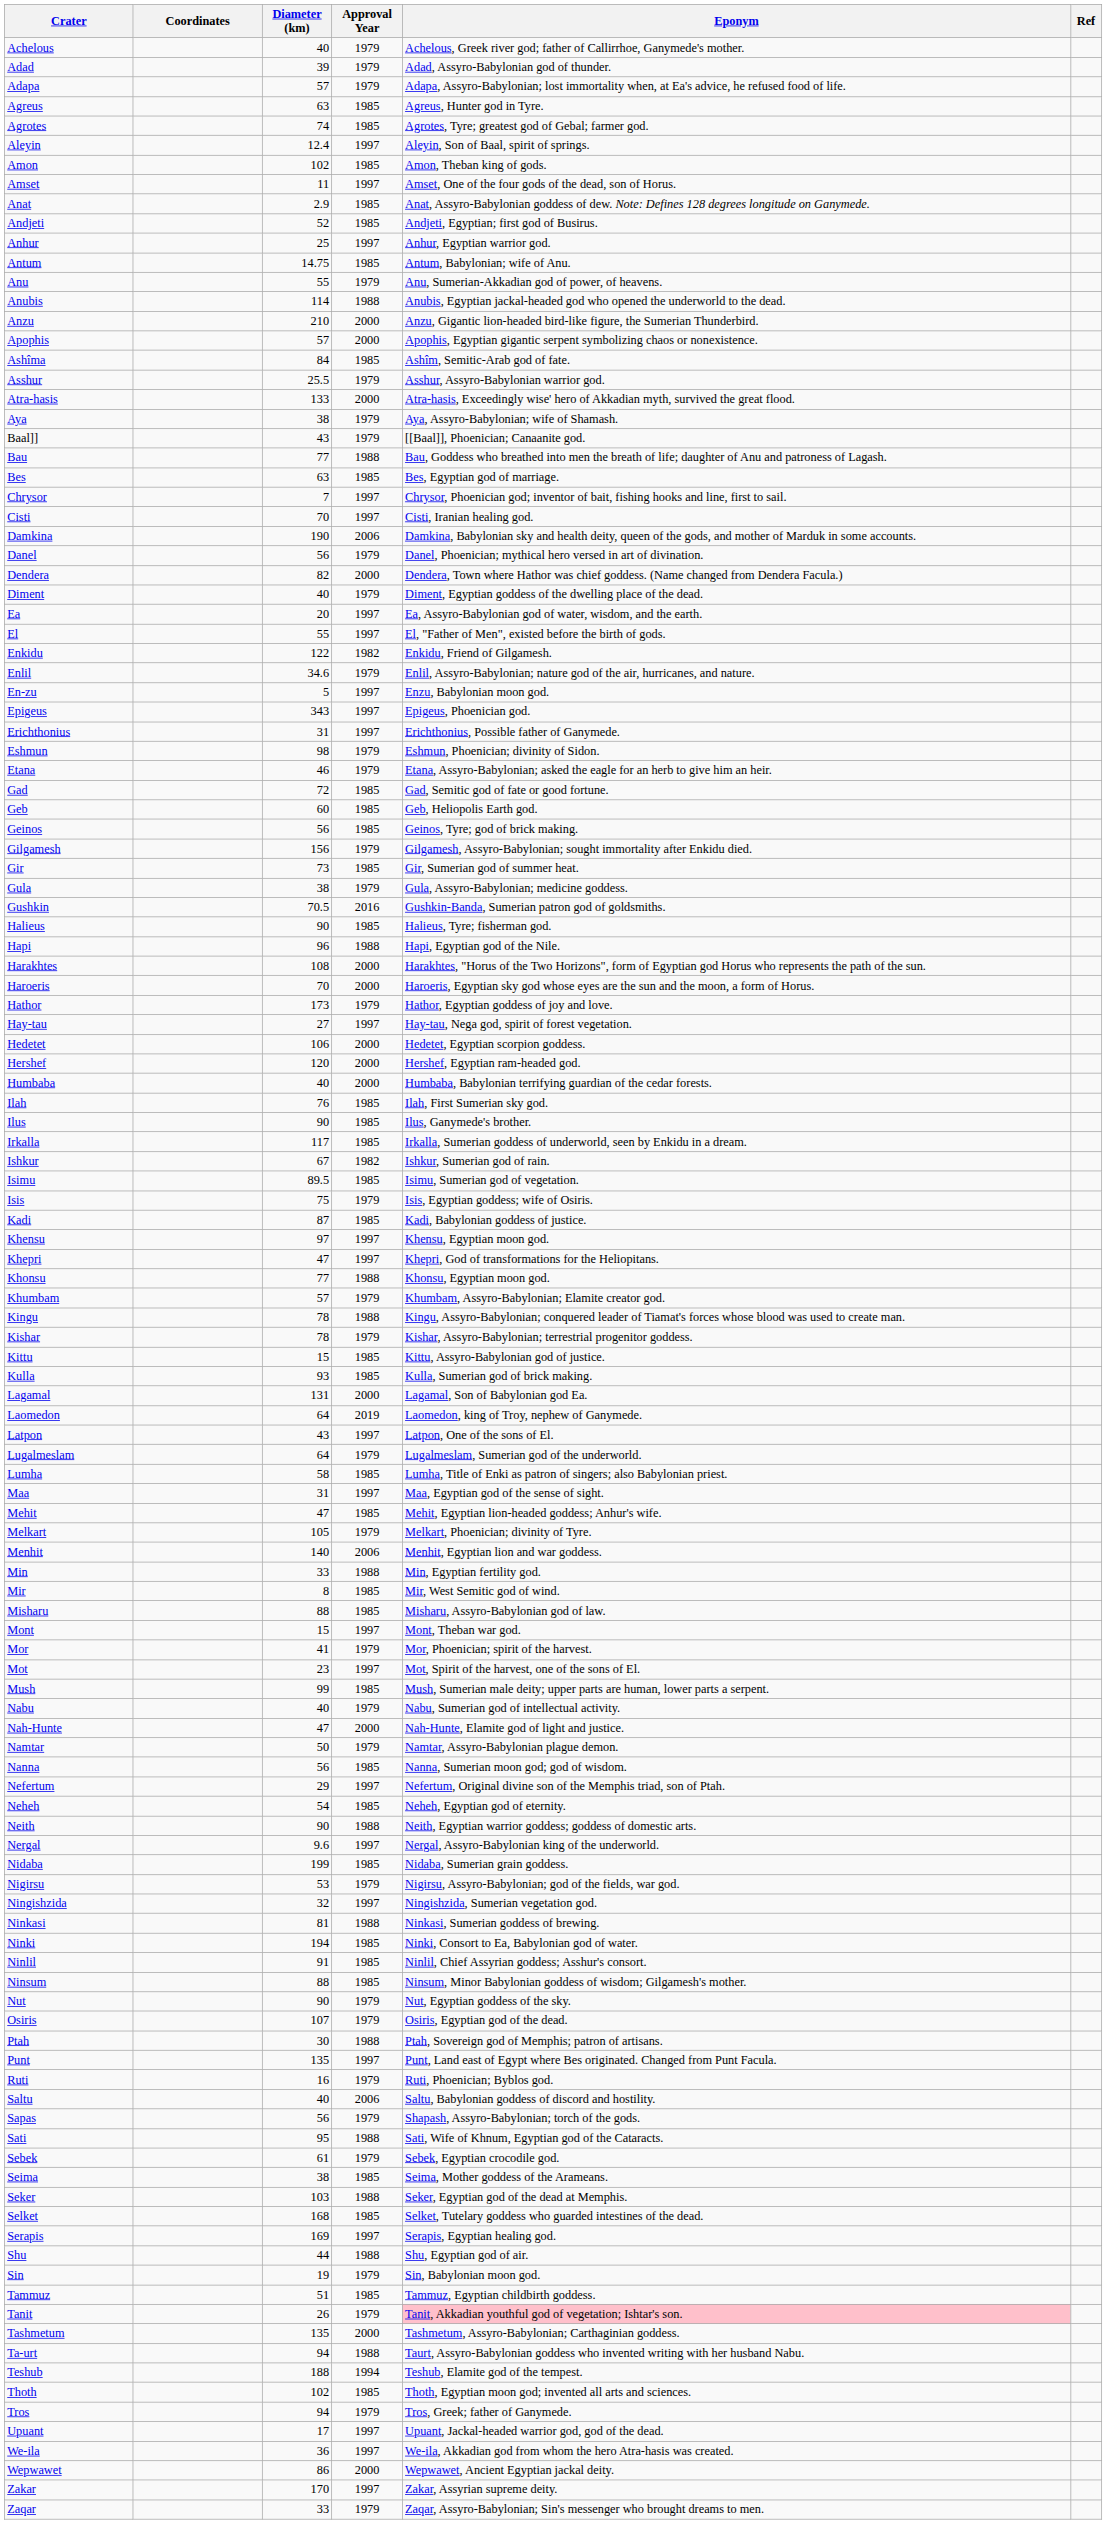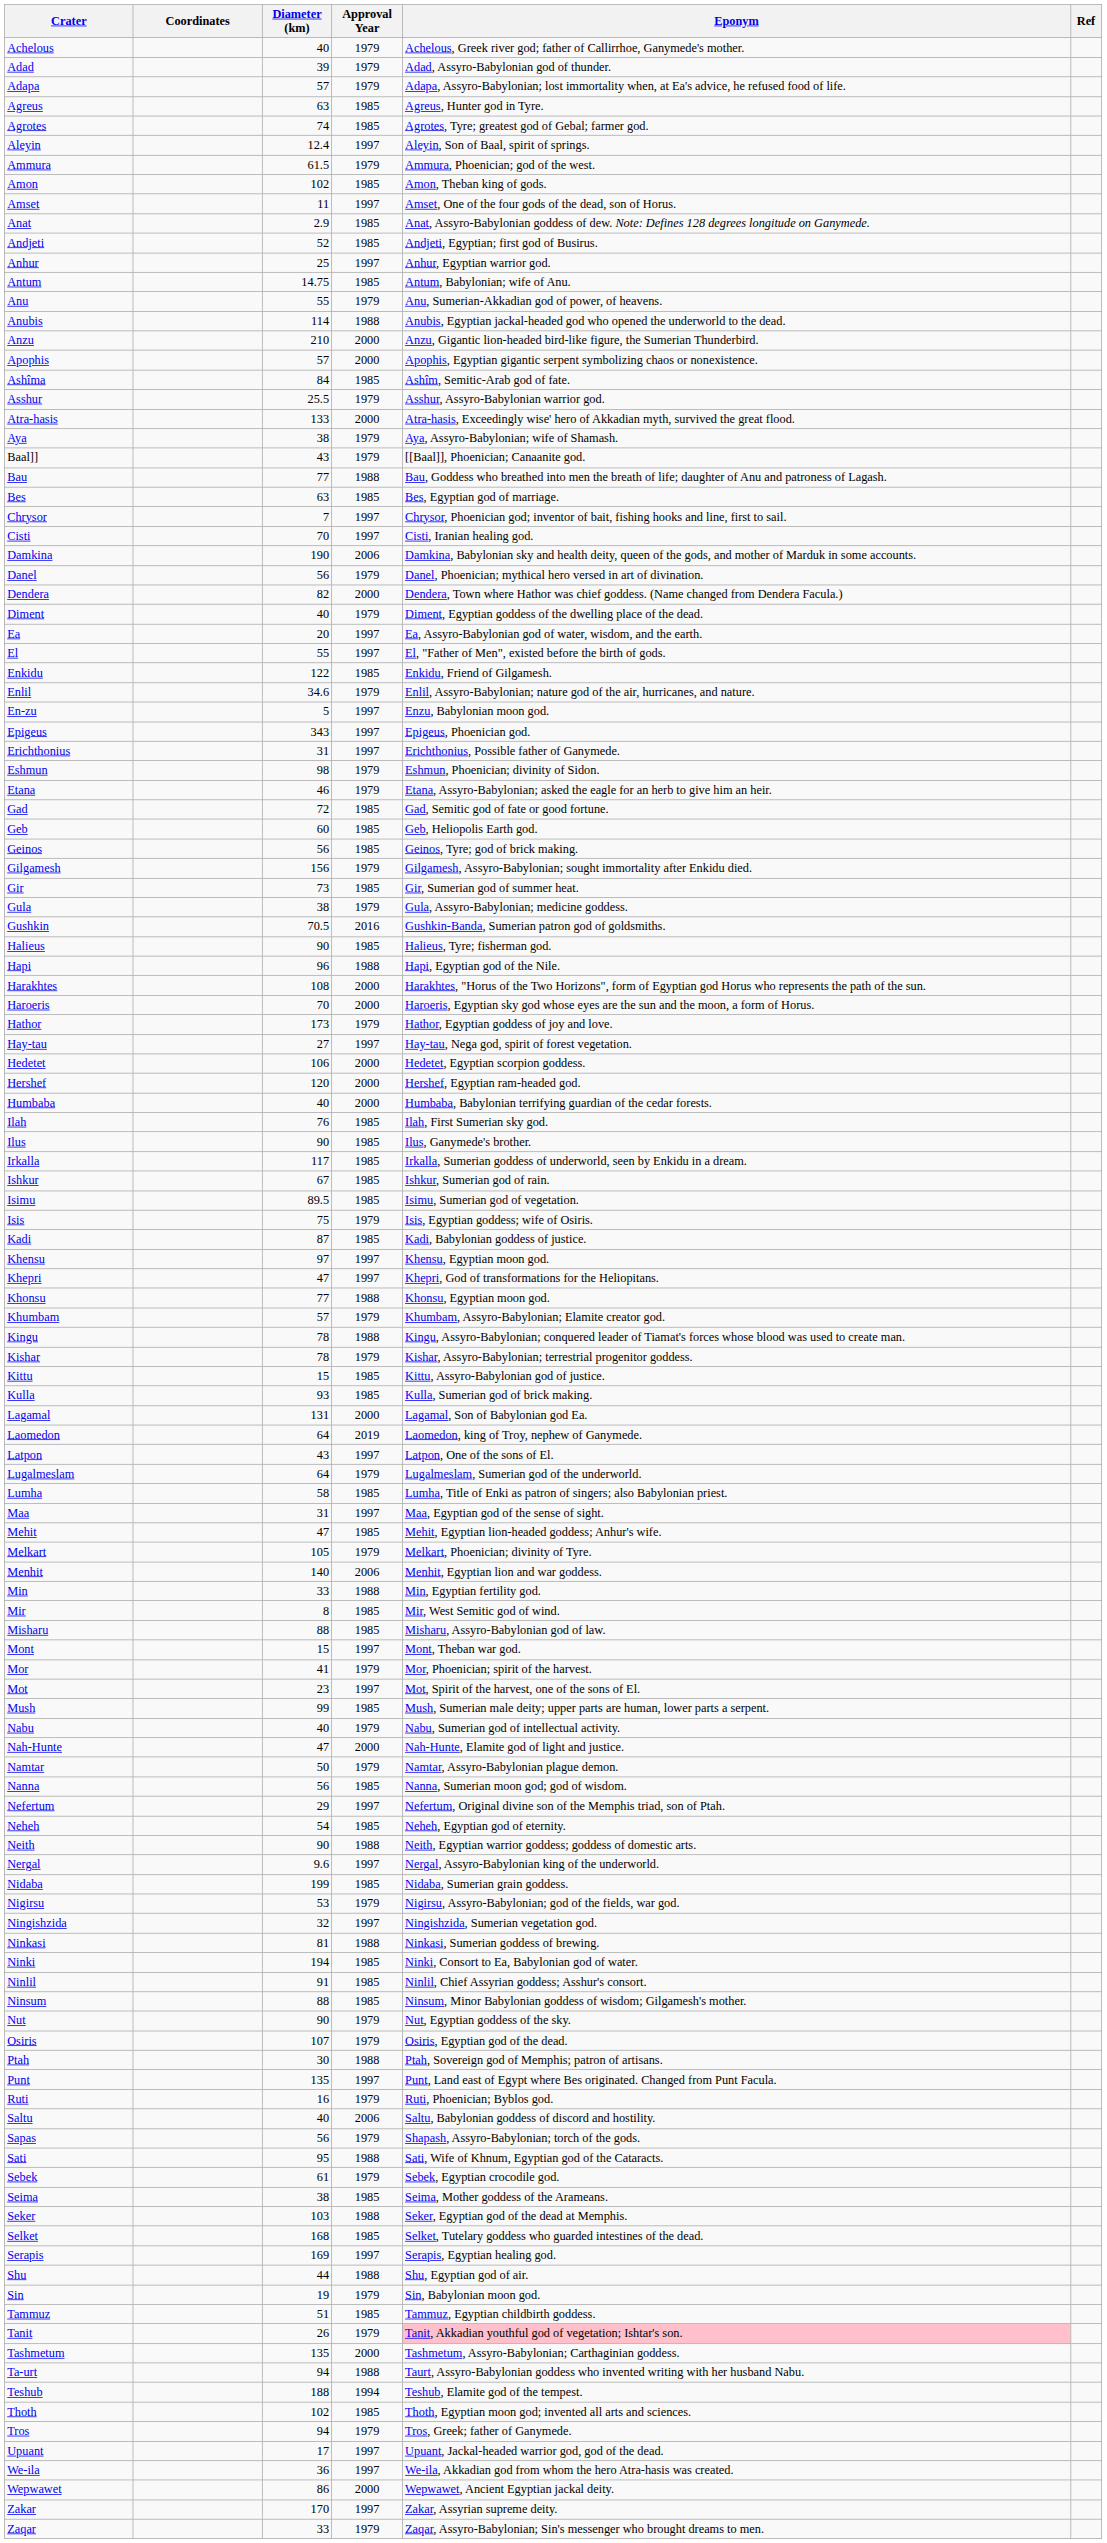+ row: (29, 164)
(367, 653) 1982 -> (367, 672) 1985
(367, 1161) 1982 -> (367, 1180) 1985
